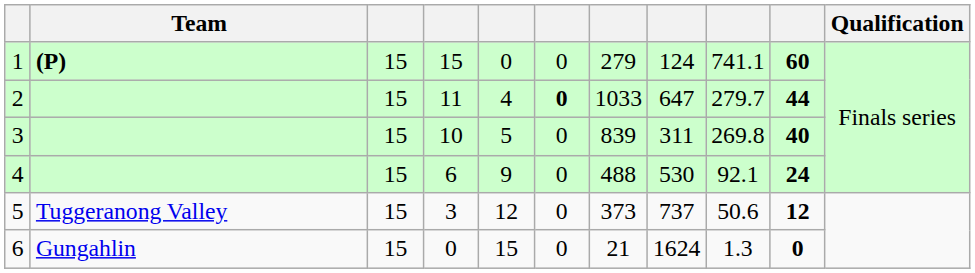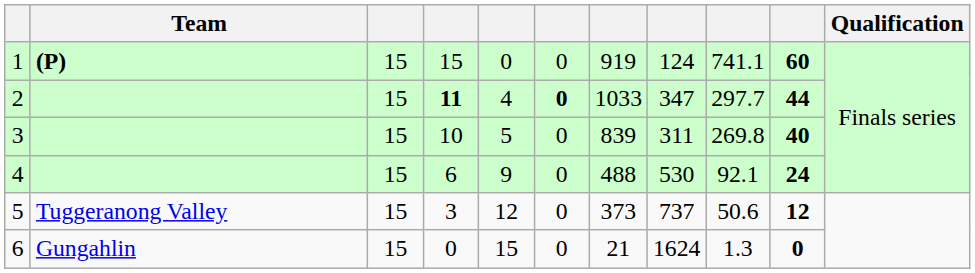(618, 60) 279 -> (618, 60) 919
(451, 98) normal -> (451, 98) bold
(677, 98) 647 -> (677, 98) 347
(738, 98) 279.7 -> (738, 98) 297.7
